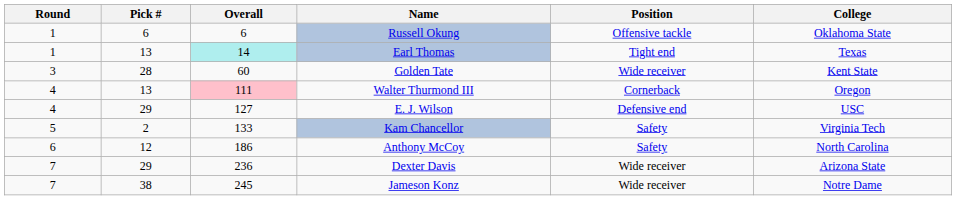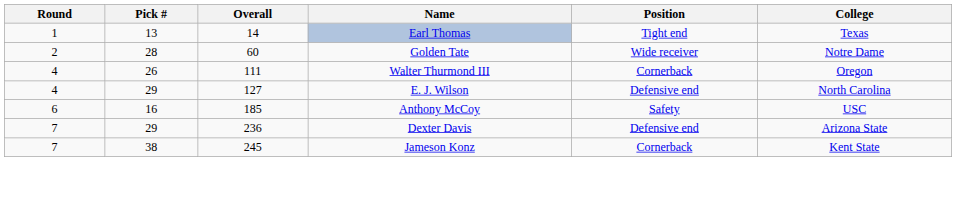- row: (424, 33)
(244, 52) paleturquoise background -> (253, 33) no background
(53, 71) 3 -> (55, 52) 2
(852, 71) Kent State -> (854, 52) Notre Dame
(146, 90) 13 -> (151, 71) 26
(244, 90) pink background -> (253, 71) no background
(852, 109) USC -> (854, 90) North Carolina
- row: (424, 128)
(146, 147) 12 -> (151, 109) 16
(244, 147) 186 -> (253, 109) 185
(852, 147) North Carolina -> (854, 109) USC
(652, 166) Wide receiver -> (664, 128) Defensive end
(652, 185) Wide receiver -> (664, 147) Cornerback
(852, 185) Notre Dame -> (854, 147) Kent State
